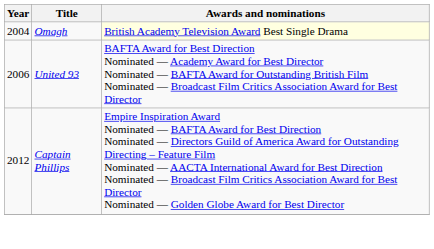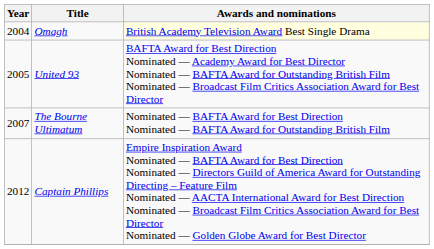(18, 74) 2006 -> (18, 74) 2005
+ row: (61, 123)
